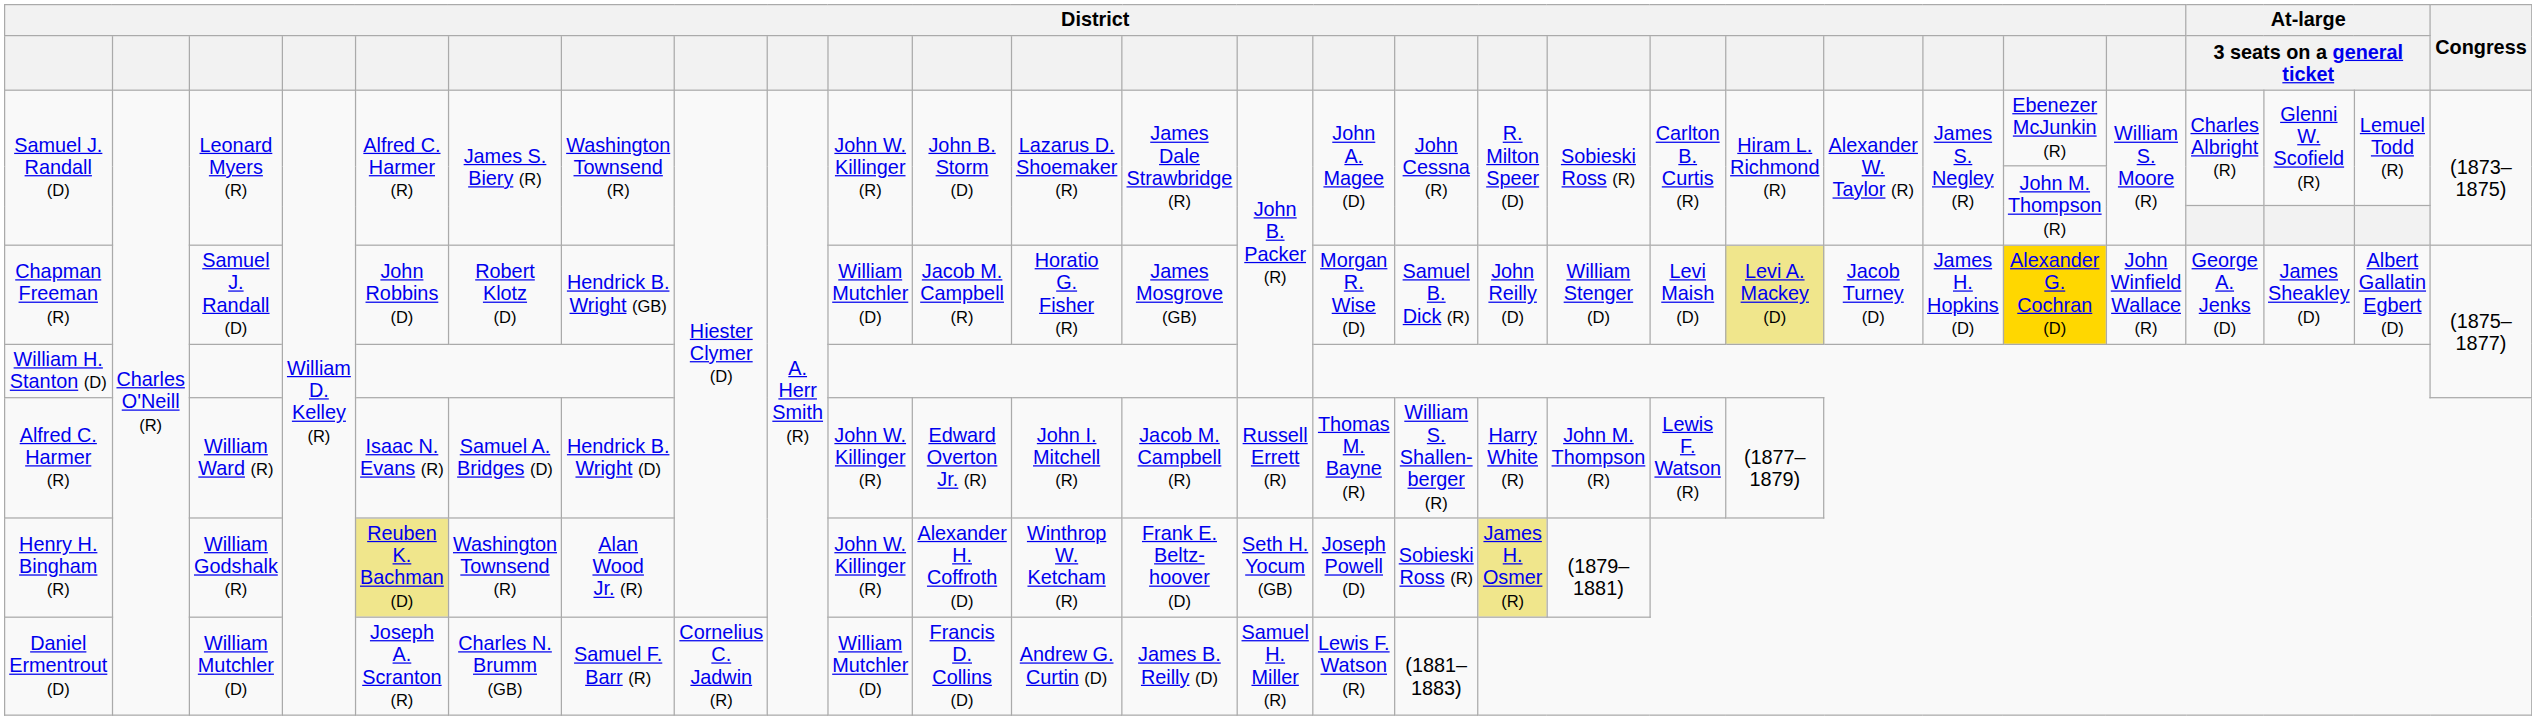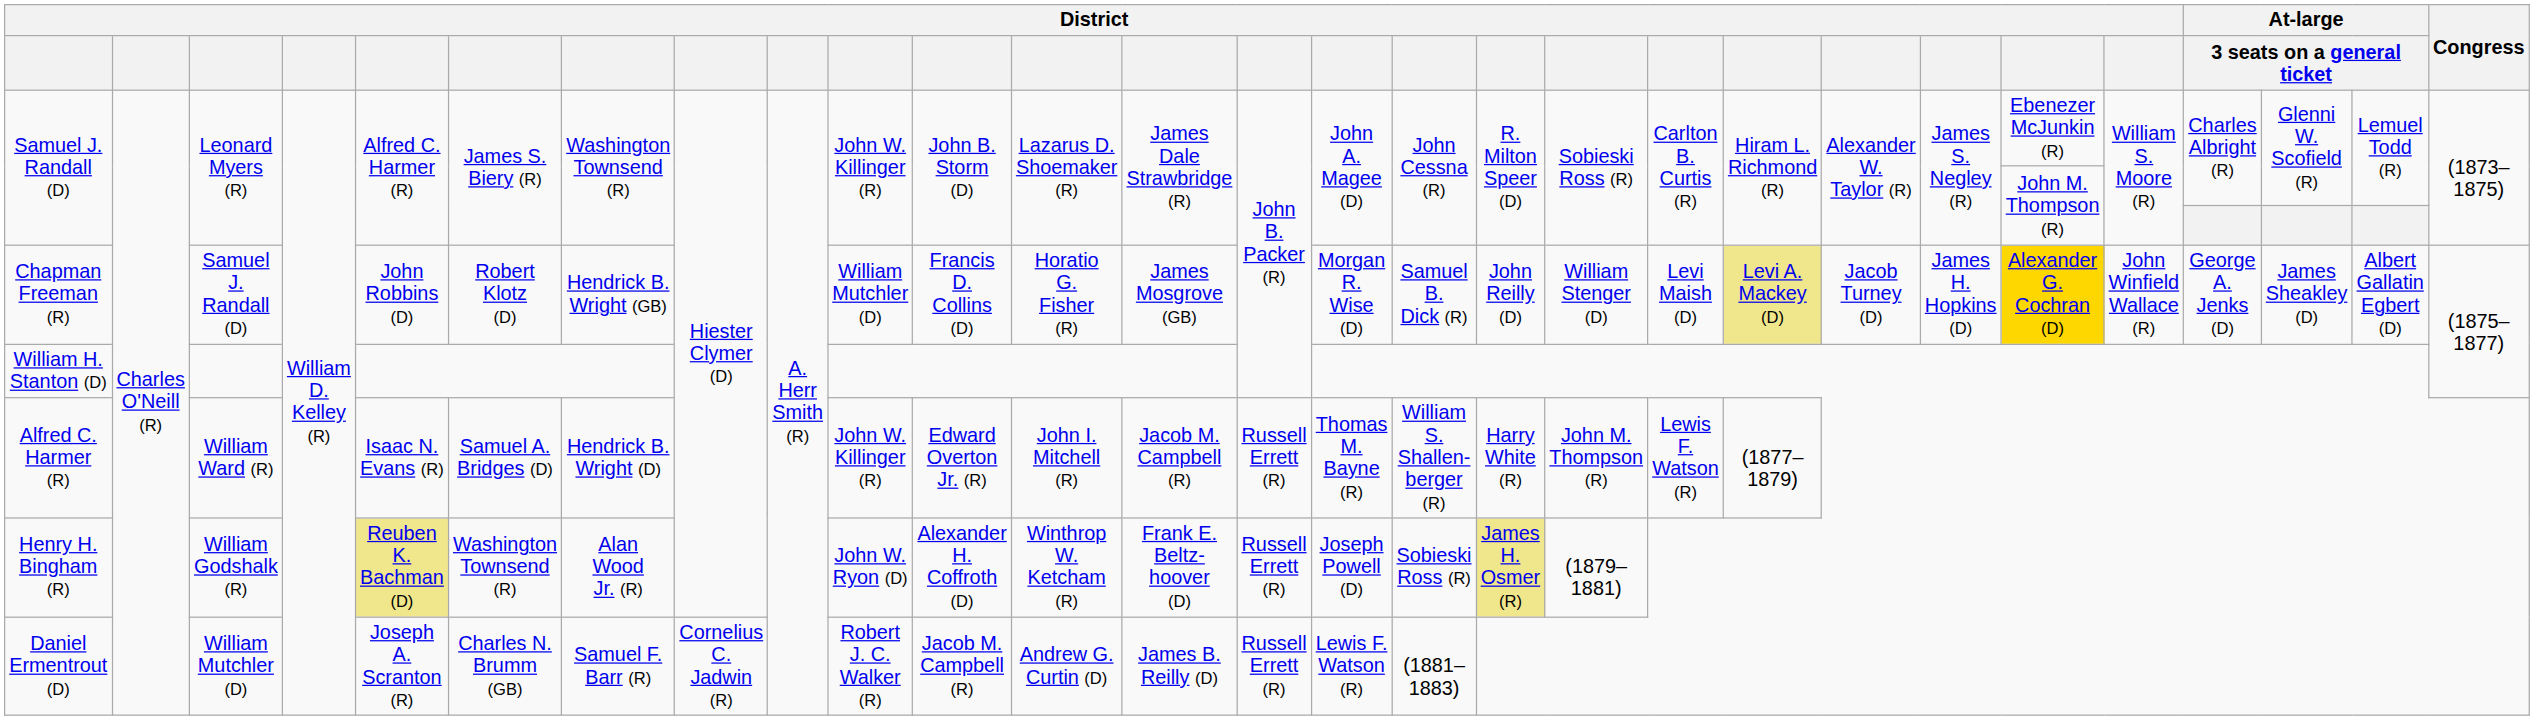(962, 294) Jacob M. Campbell (R) -> (962, 294) Francis D. Collins (D)
(870, 567) John W. Killinger (R) -> (870, 567) John W. Ryon (D)
(1275, 567) Seth H. Yocum (GB) -> (1274, 567) Russell Errett (R)
(870, 665) William Mutchler (D) -> (870, 665) Robert J. C. Walker (R)
(962, 665) Francis D. Collins (D) -> (962, 665) Jacob M. Campbell (R)
(1275, 665) Samuel H. Miller (R) -> (1274, 665) Russell Errett (R)
